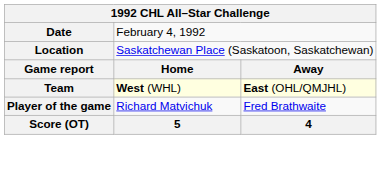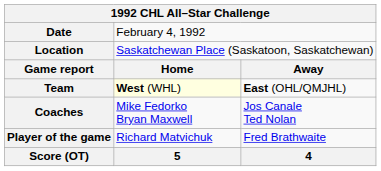(295, 87) lightyellow background -> (295, 87) no background
+ row: (59, 112)
